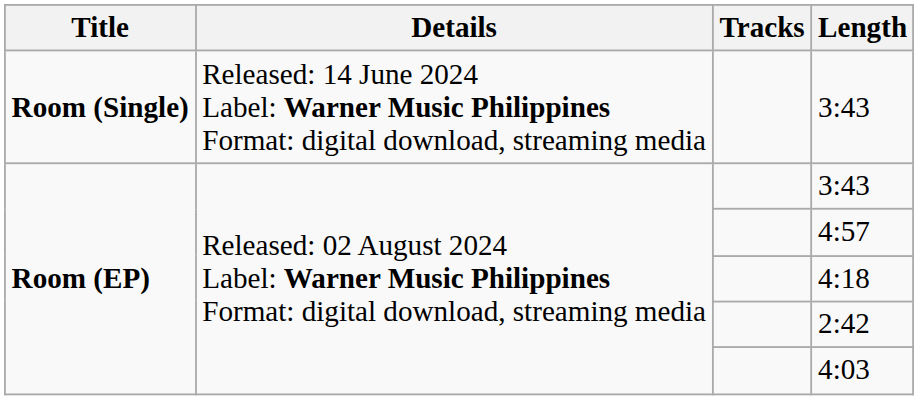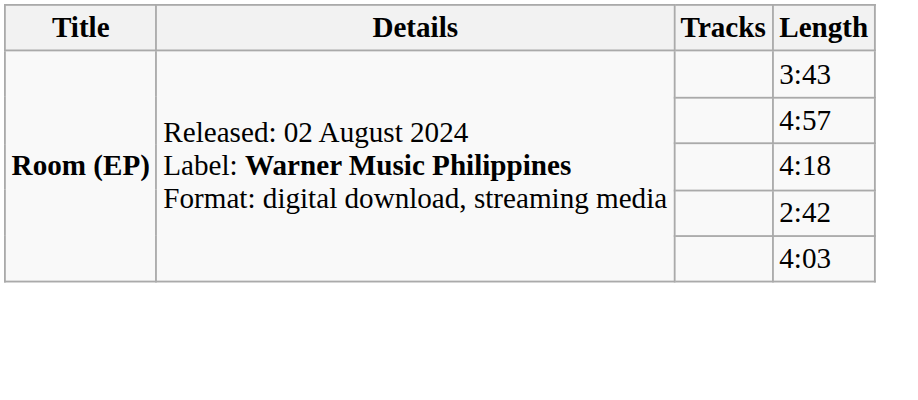- row: (100, 106)
